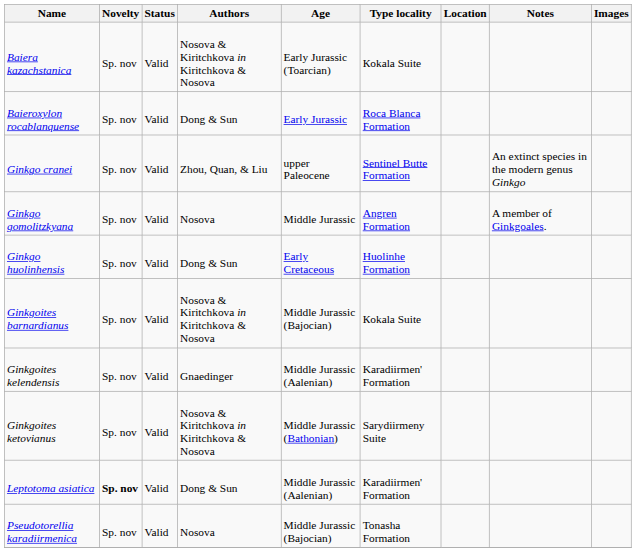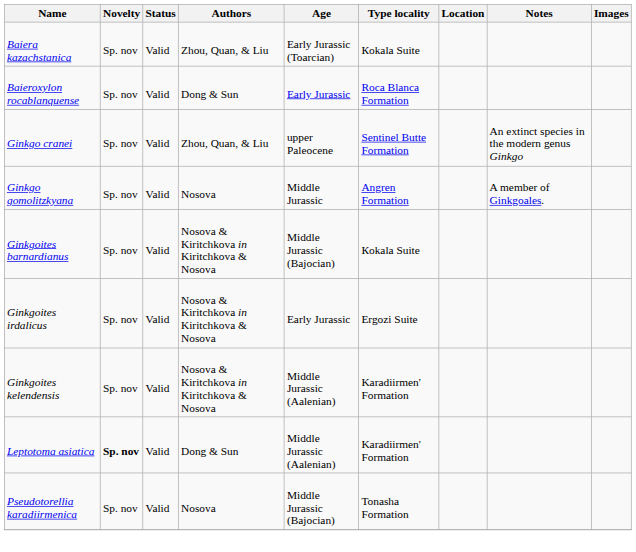(213, 63) Nosova & Kiritchkova in Kiritchkova & Nosova -> (225, 50) Zhou, Quan, & Liu
- row: (36, 263)
+ row: (32, 319)
(207, 376) Gnaedinger -> (214, 388) Nosova & Kiritchkova in Kiritchkova & Nosova
- row: (32, 432)
